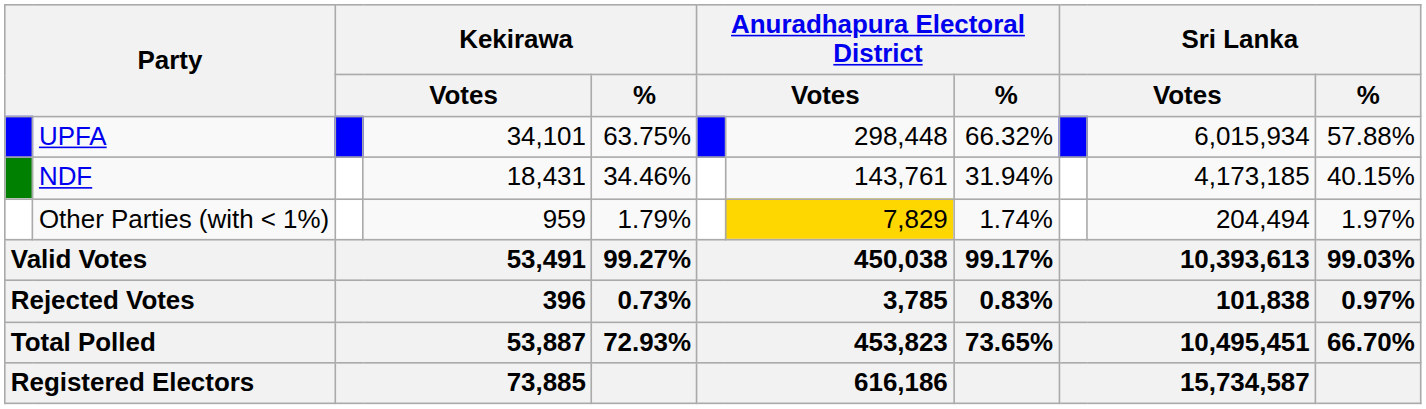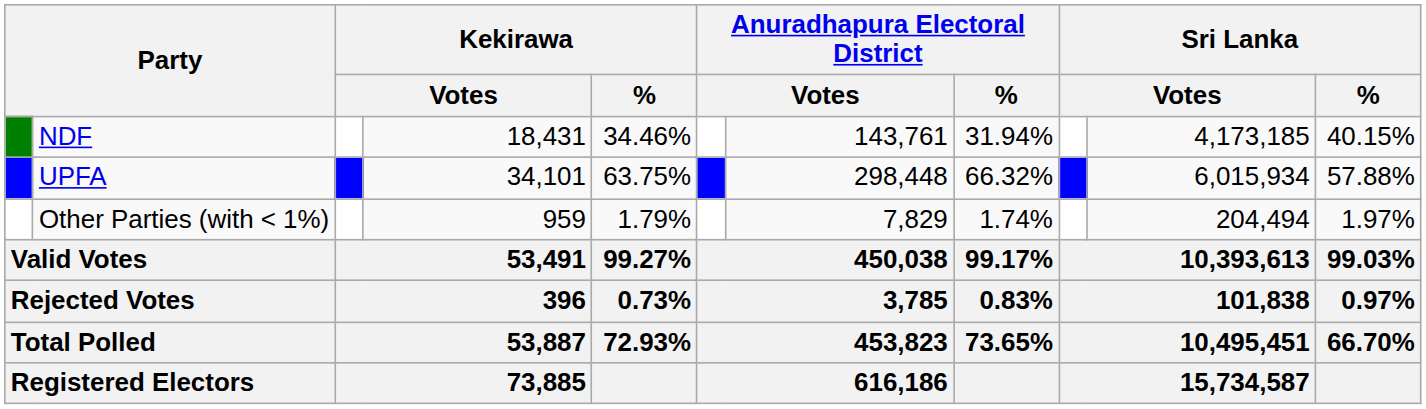rows swapped: (73, 136) <-> (66, 177)
(915, 218) gold background -> (915, 218) no background
